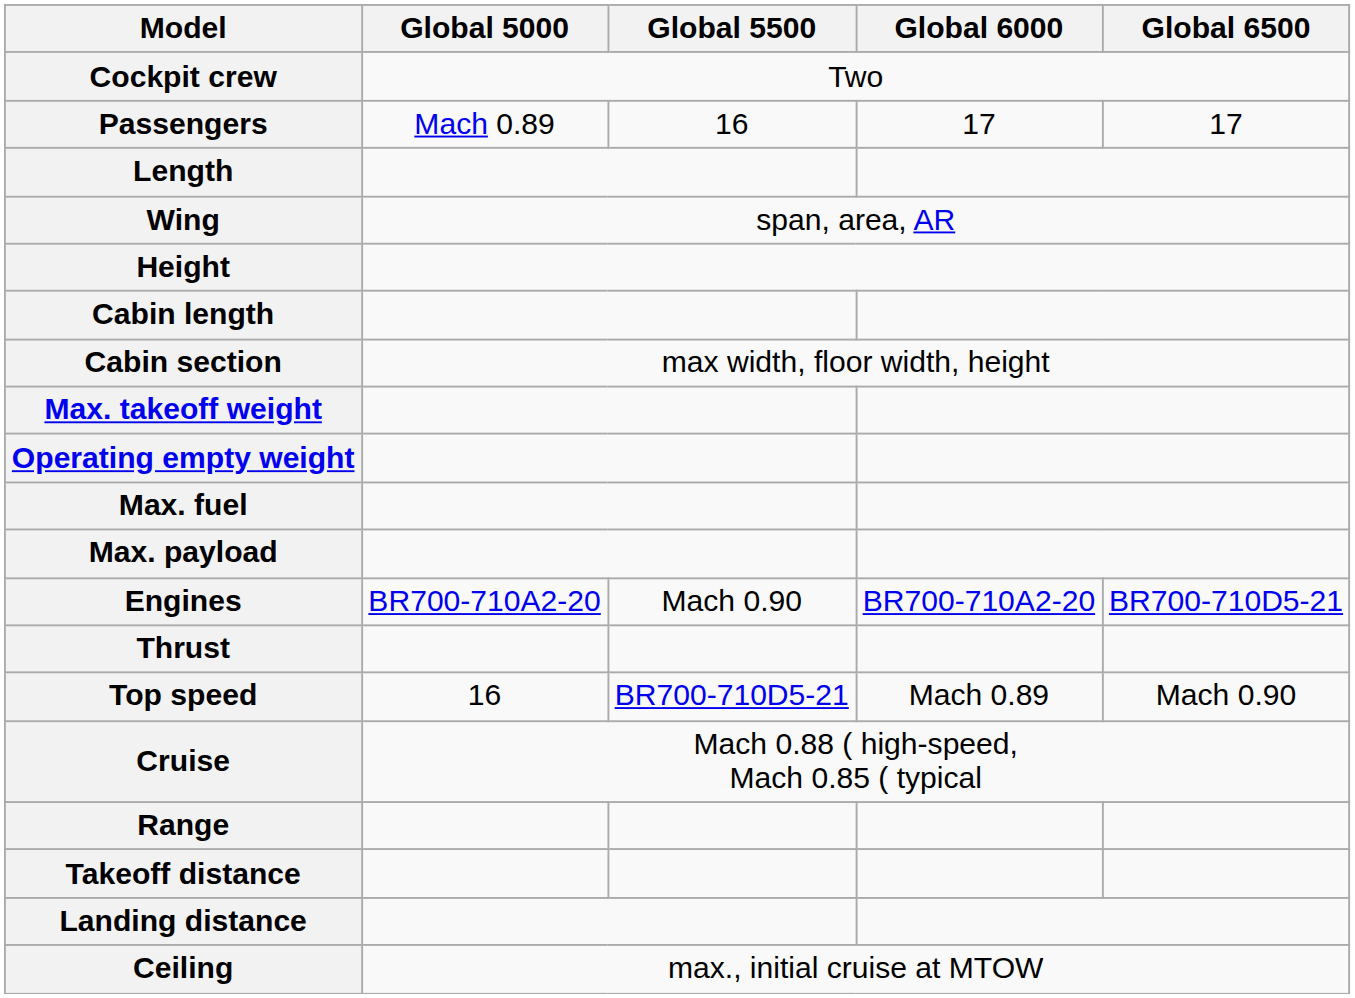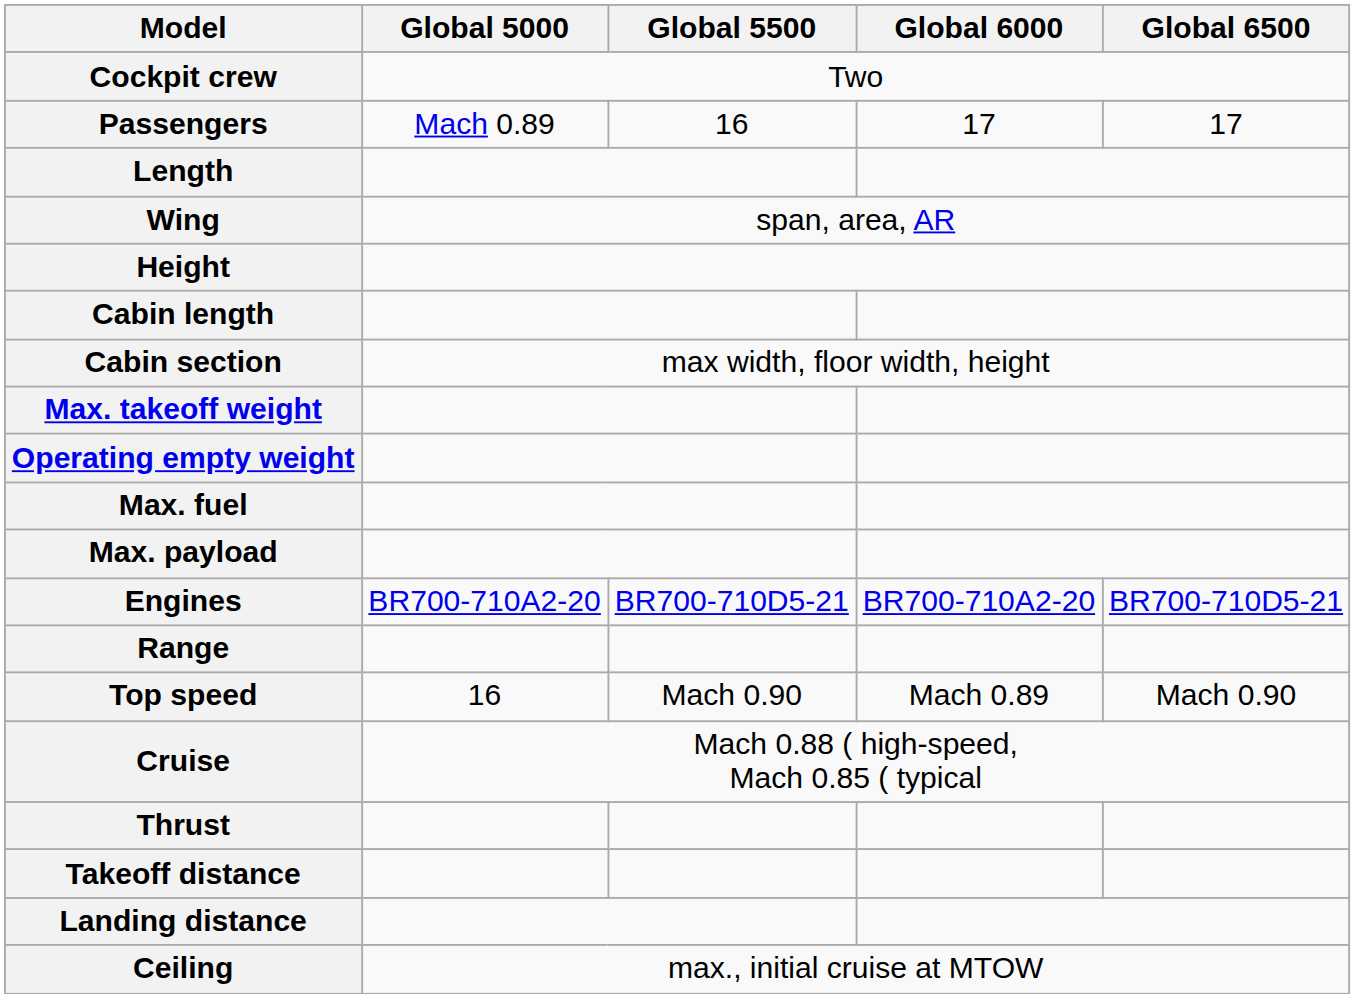(732, 600) Mach 0.90 -> (732, 600) BR700-710D5-21
rows swapped: (183, 648) <-> (183, 825)
(732, 696) BR700-710D5-21 -> (732, 696) Mach 0.90
